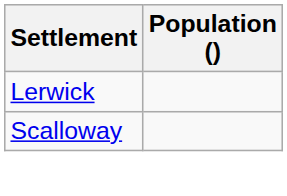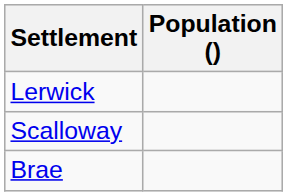+ row: (37, 170)
